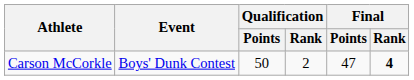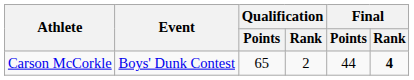(262, 63) 50 -> (262, 63) 65
(348, 63) 47 -> (348, 63) 44
